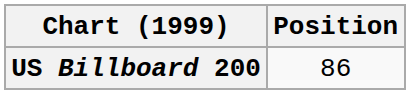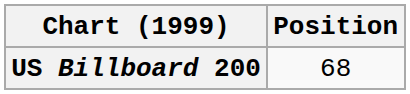(336, 69) 86 -> (336, 69) 68
